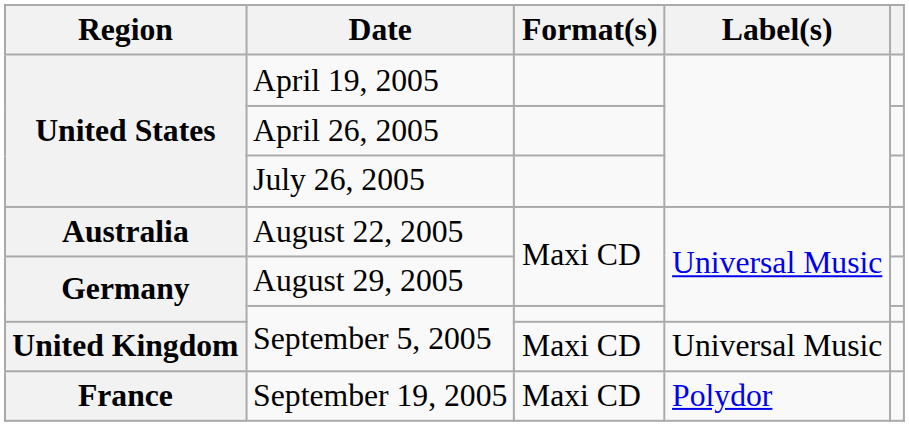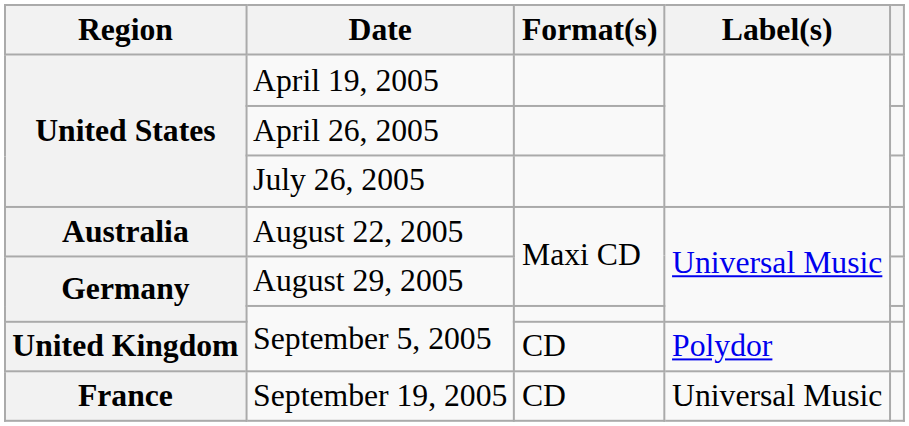(581, 345) Maxi CD -> (544, 345) CD
(777, 345) Universal Music -> (722, 345) Polydor
(581, 395) Maxi CD -> (544, 395) CD
(722, 395) Polydor -> (777, 395) Universal Music
